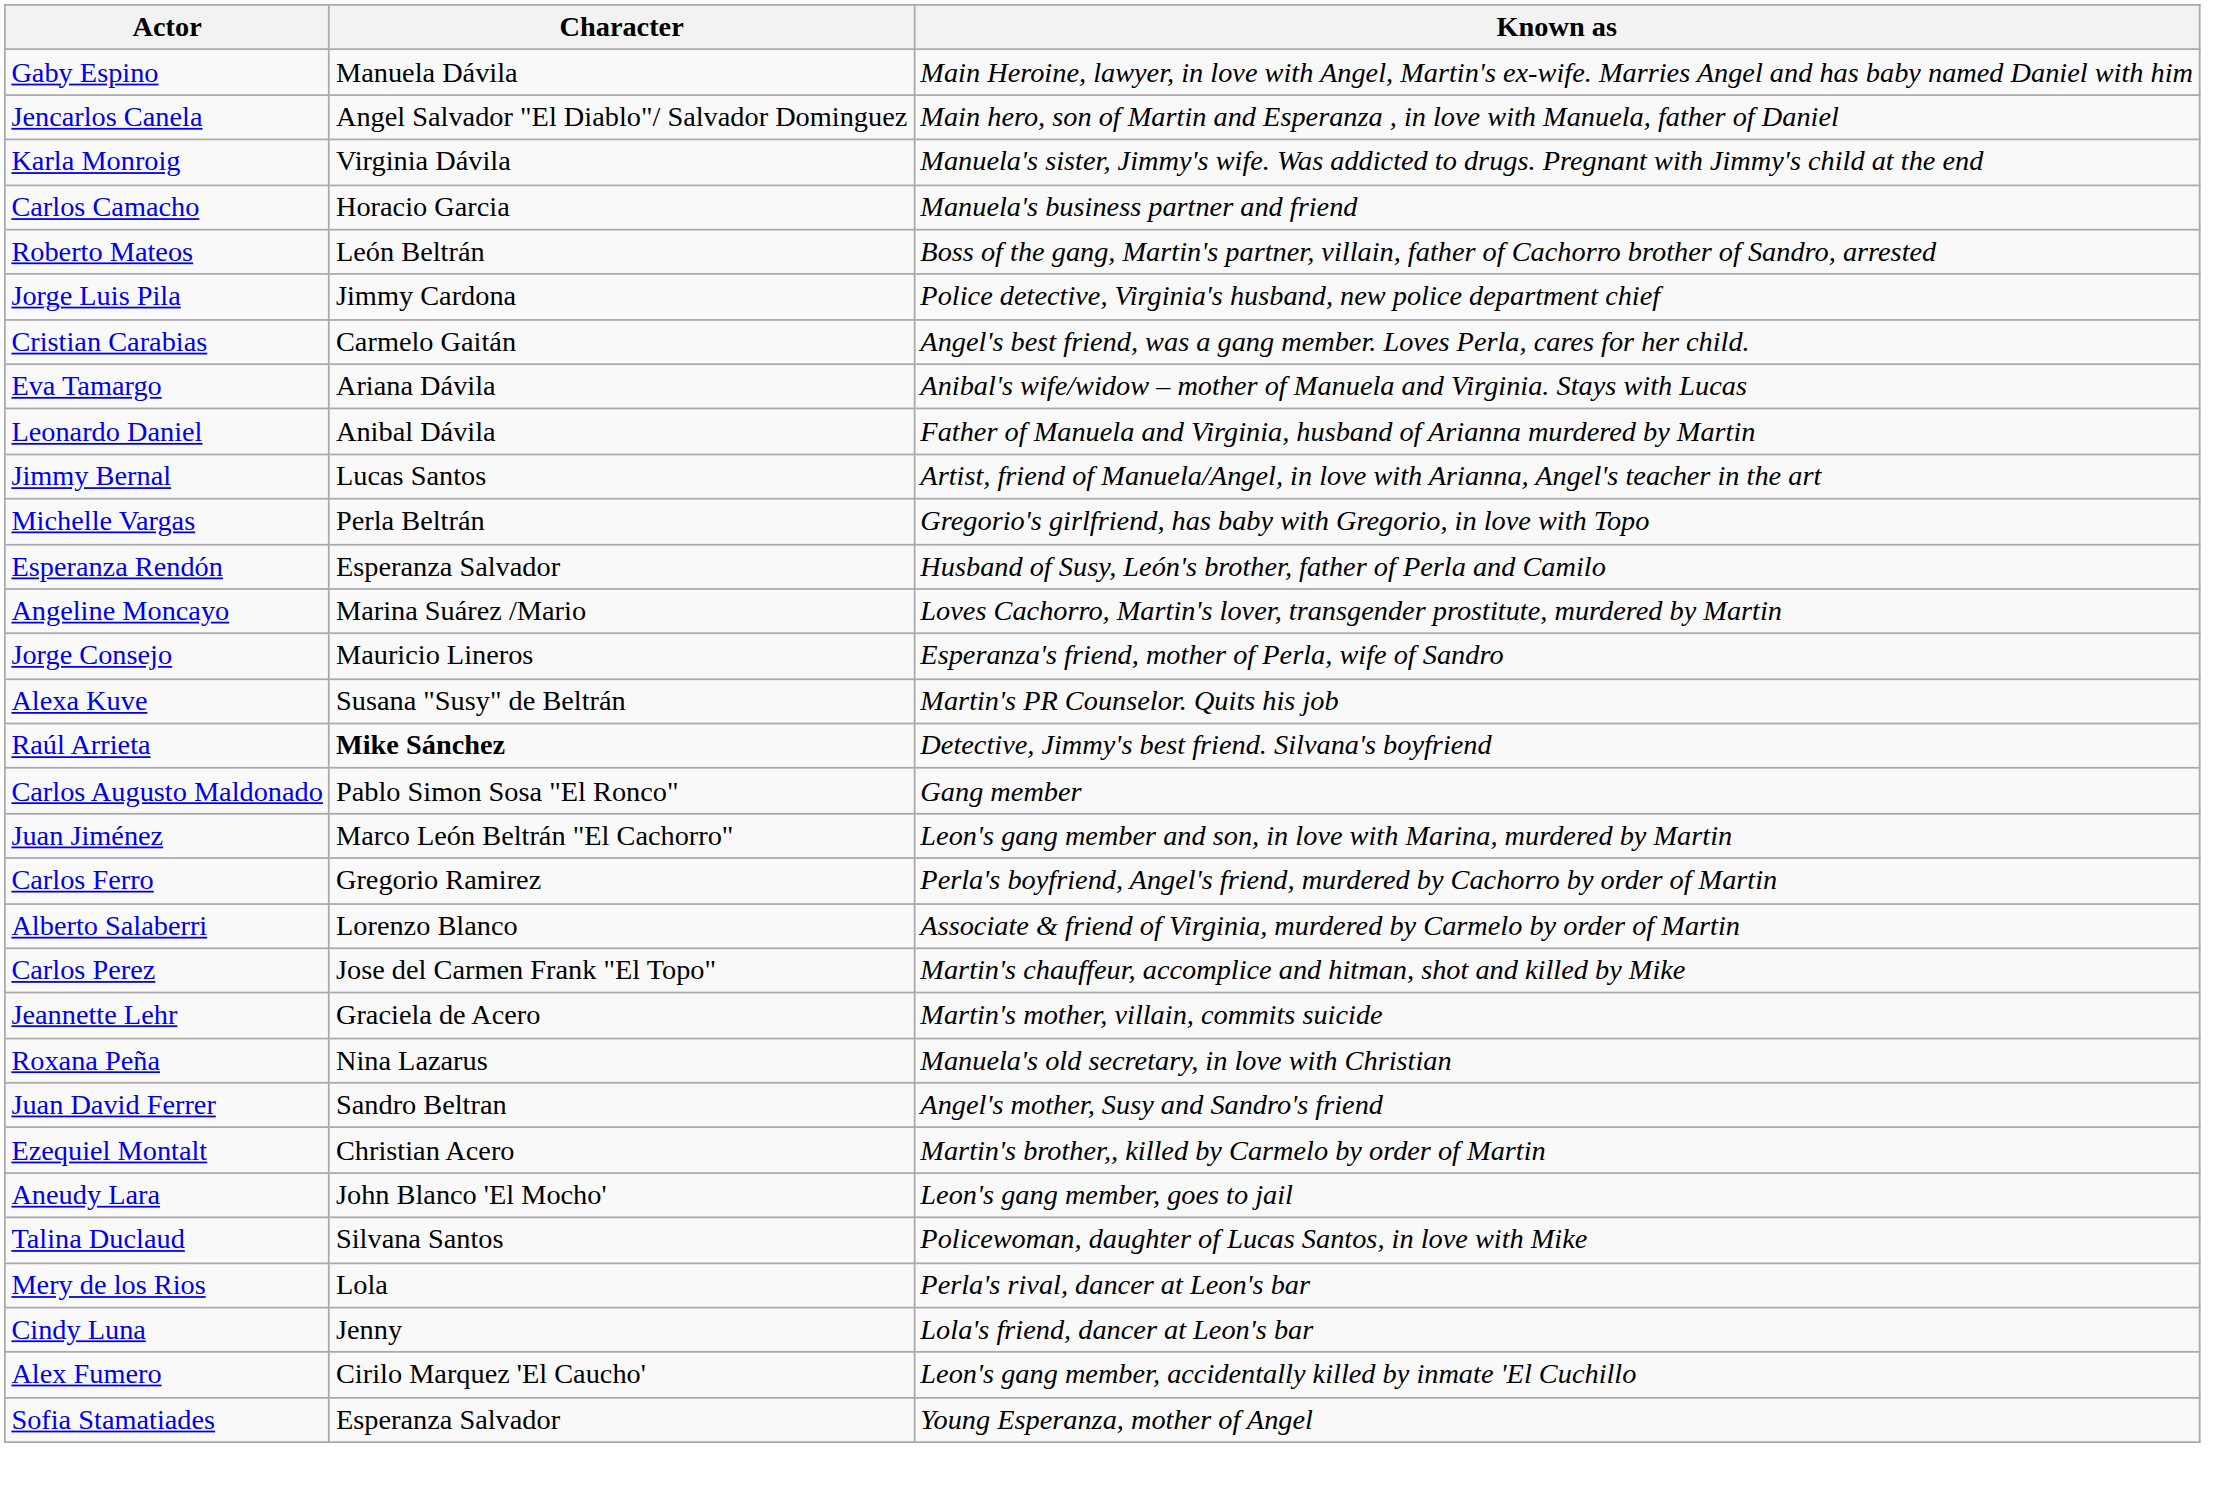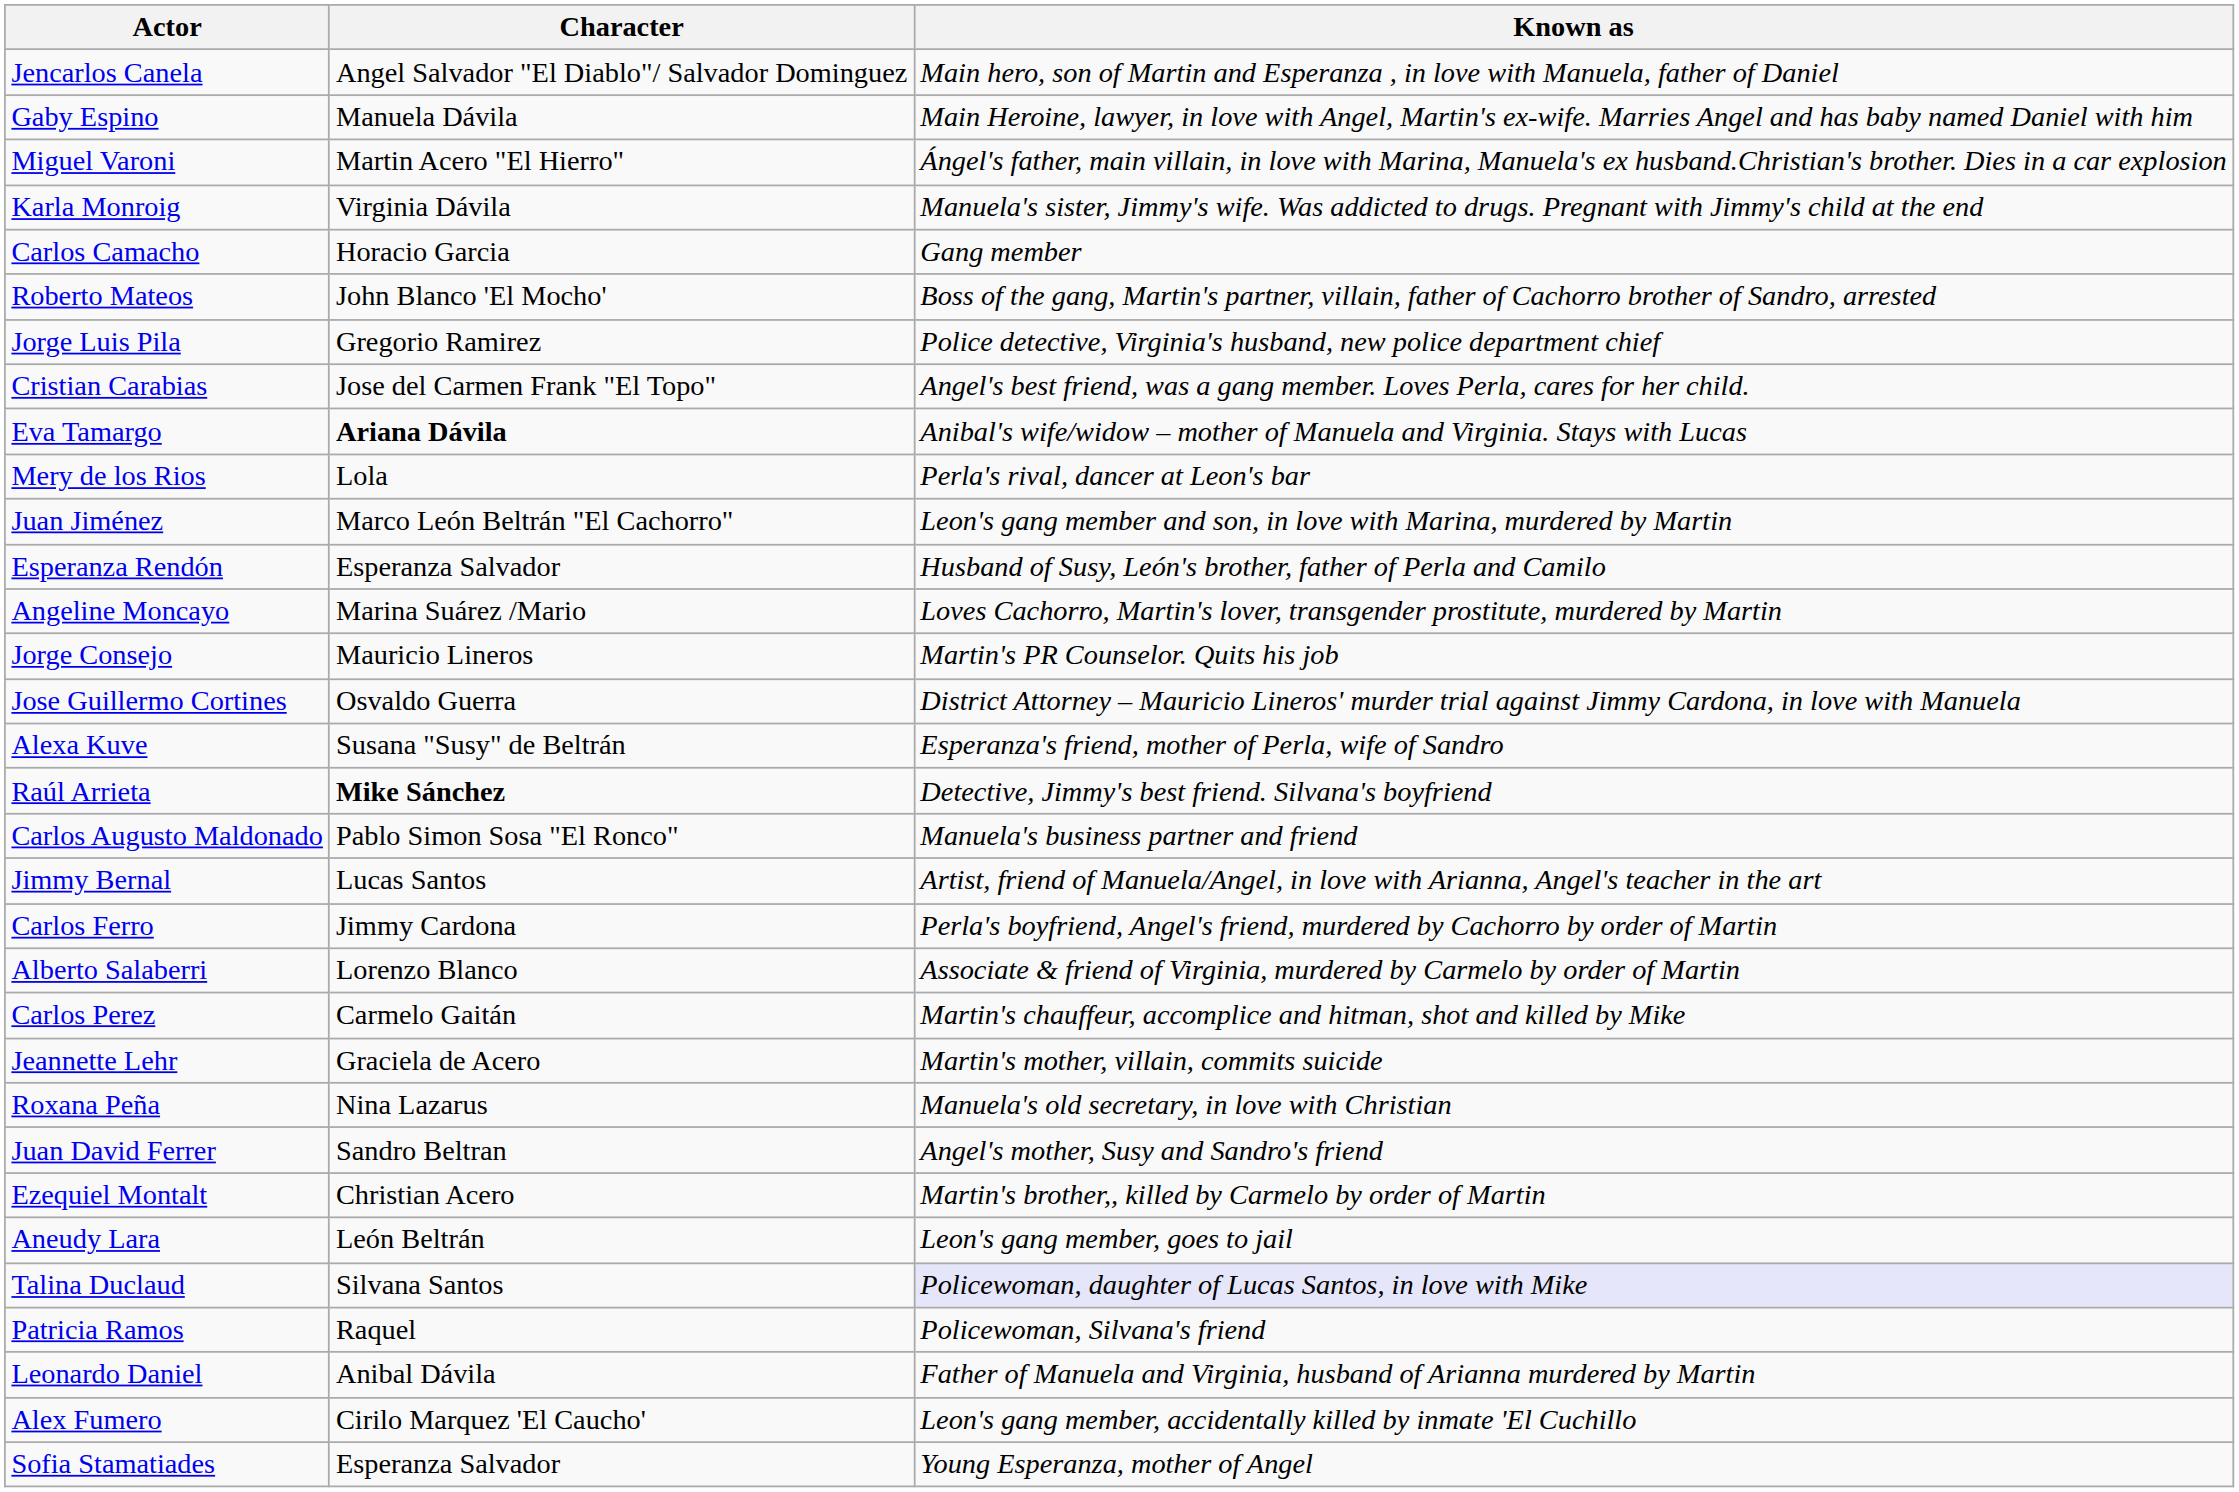rows swapped: (85, 71) <-> (107, 116)
+ row: (93, 161)
(1139, 206) Manuela's business partner and friend -> (1001, 251) Gang member
(410, 251) León Beltrán -> (471, 296) John Blanco 'El Mocho'
(426, 296) Jimmy Cardona -> (439, 341) Gregorio Ramirez
(426, 341) Carmelo Gaitán -> (526, 386) Jose del Carmen Frank "El Topo"
(416, 386) normal -> (421, 431) bold
rows swapped: (107, 431) <-> (109, 1284)
rows swapped: (91, 476) <-> (87, 835)
- row: (103, 521)
(1212, 655) Esperanza's friend, mother of Perla, wife of Sandro -> (1130, 655) Martin's PR Counselor. Quits his job
+ row: (149, 700)
(1130, 700) Martin's PR Counselor. Quits his job -> (1212, 745) Esperanza's friend, mother of Perla, wife of Sandro
(1001, 790) Gang member -> (1139, 835) Manuela's business partner and friend
(439, 880) Gregorio Ramirez -> (426, 925) Jimmy Cardona
(526, 970) Jose del Carmen Frank "El Topo" -> (426, 1015) Carmelo Gaitán
(471, 1194) John Blanco 'El Mocho' -> (410, 1239) León Beltrán
(1254, 1239) no background -> (1254, 1284) lavender background
+ row: (98, 1329)
- row: (79, 1329)
